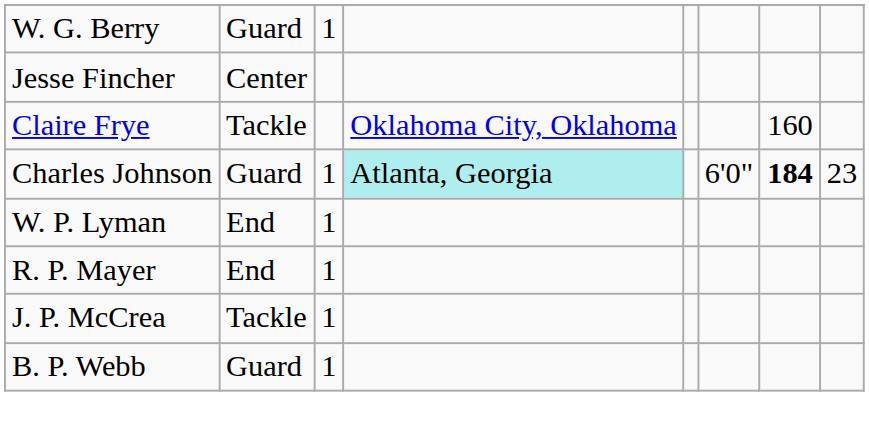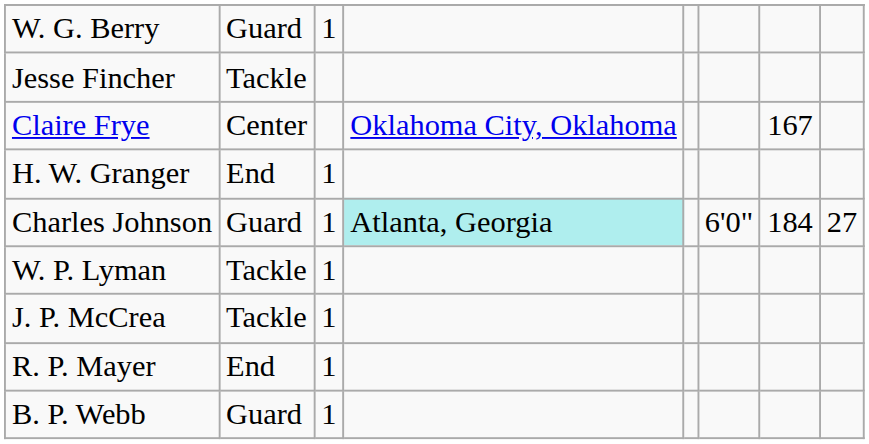(267, 76) Center -> (266, 76) Tackle
(266, 125) Tackle -> (267, 125) Center
(790, 125) 160 -> (790, 125) 167
+ row: (101, 173)
(790, 173) bold -> (790, 221) normal
(842, 173) 23 -> (842, 221) 27
(251, 221) End -> (266, 269) Tackle
rows swapped: (84, 269) <-> (89, 317)
